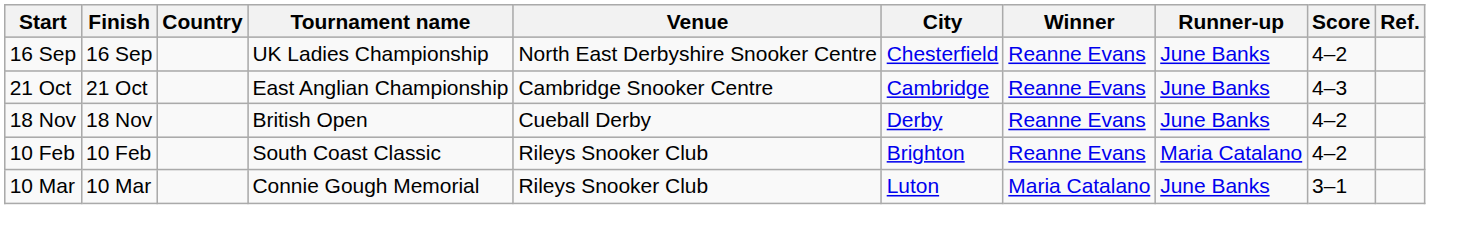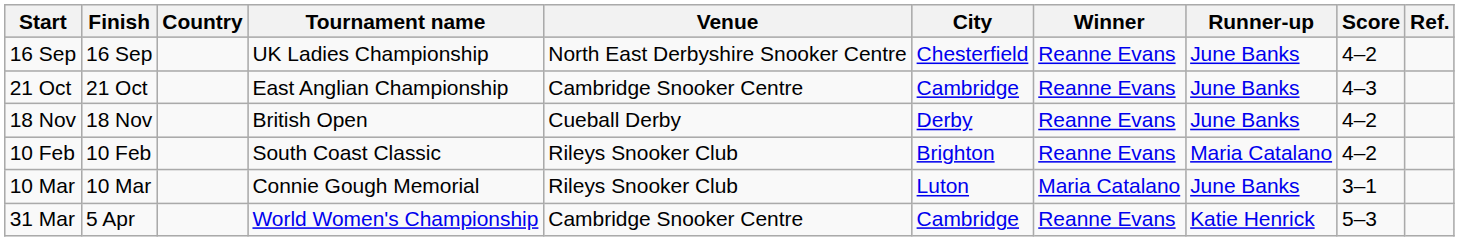+ row: (42, 219)
